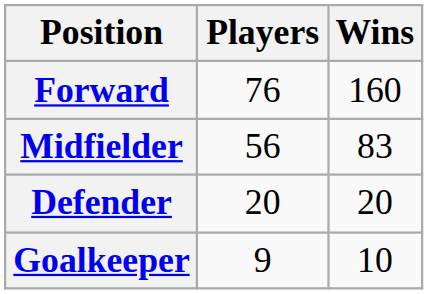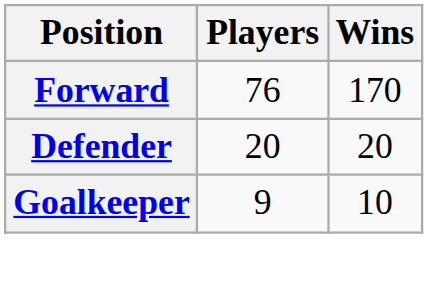(375, 89) 160 -> (375, 89) 170
- row: (102, 145)
